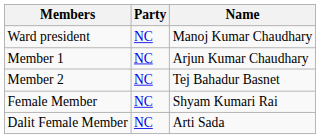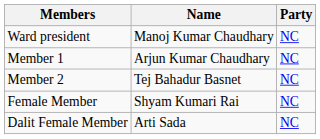columns swapped: (243, 15) <-> (150, 15)
